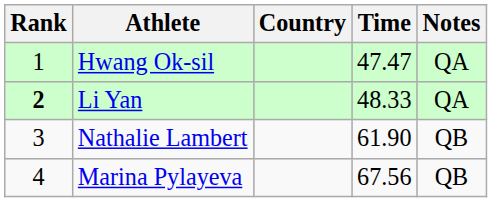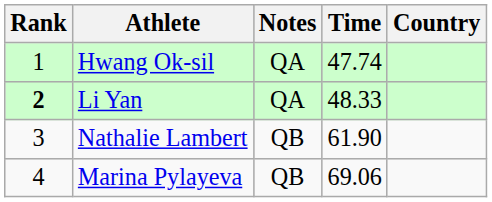columns swapped: (302, 23) <-> (451, 23)
(384, 61) 47.47 -> (355, 61) 47.74
(384, 176) 67.56 -> (355, 176) 69.06
